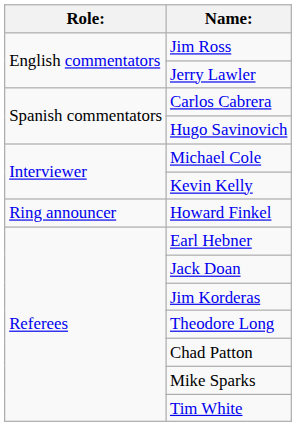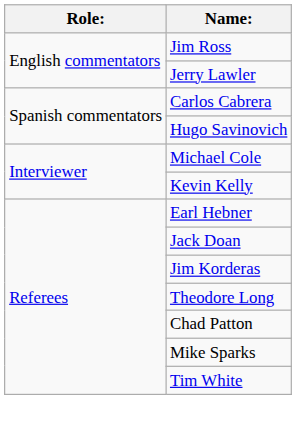- row: (221, 213)
